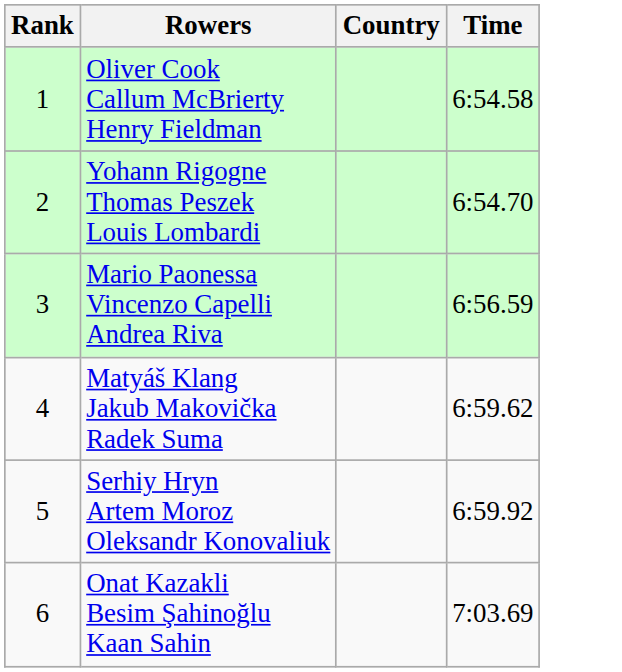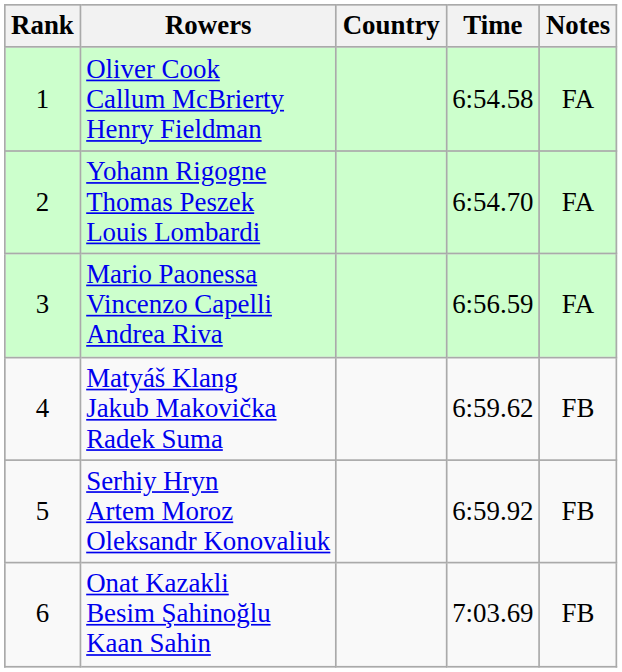+ column: (578, 25)
